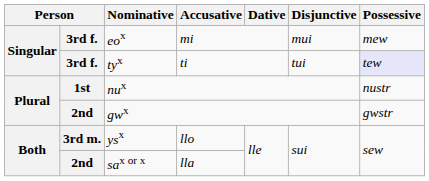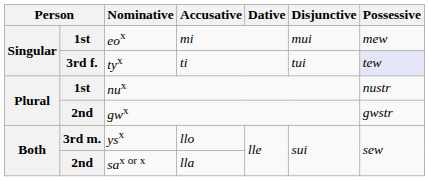(82, 38) 3rd f. -> (82, 38) 1st
